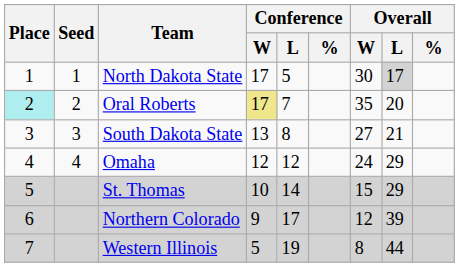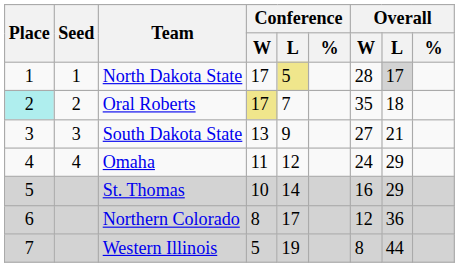(286, 76) no background -> (286, 76) khaki background
(364, 76) 30 -> (364, 76) 28
(395, 104) 20 -> (395, 104) 18
(286, 133) 8 -> (286, 133) 9
(260, 162) 12 -> (259, 162) 11
(364, 190) 15 -> (364, 190) 16
(255, 219) 9 -> (255, 219) 8
(395, 219) 39 -> (395, 219) 36
